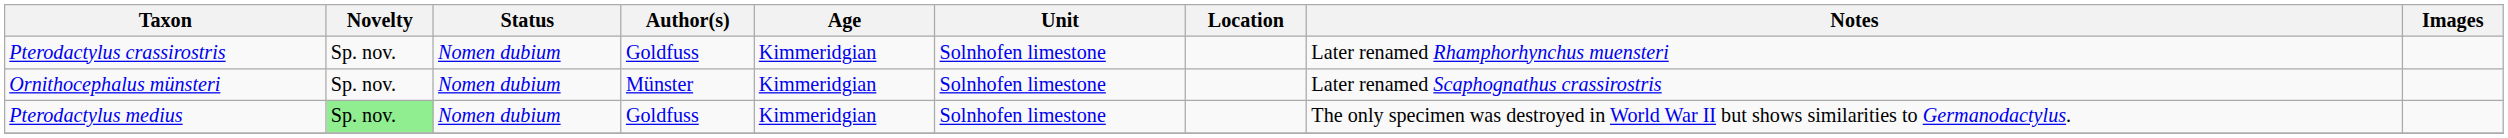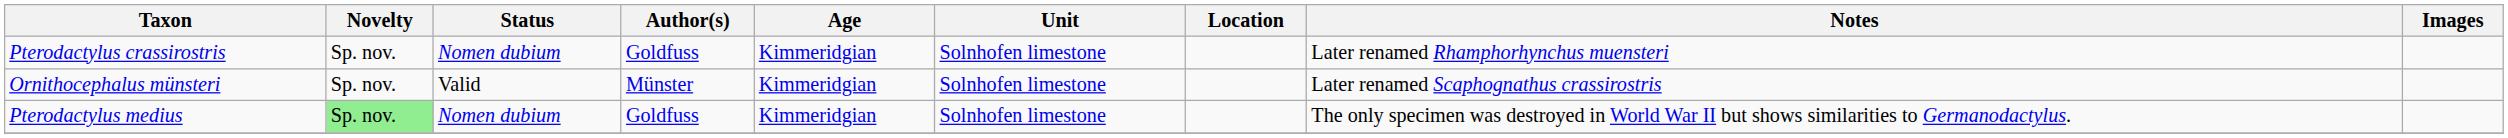(499, 84) Nomen dubium -> (459, 84) Valid
